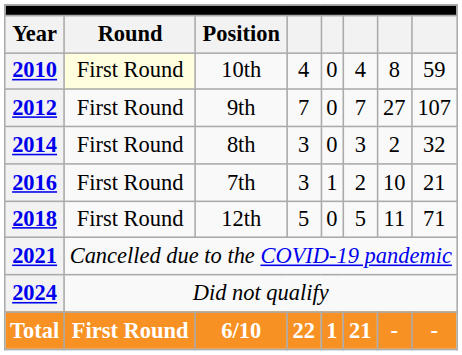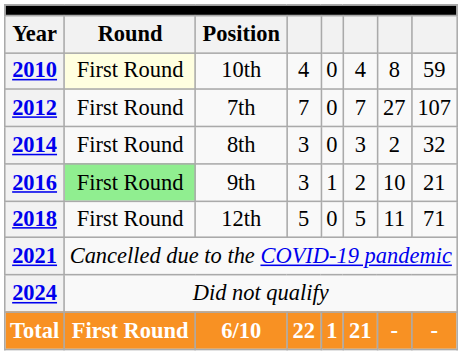(241, 108) 9th -> (241, 108) 7th
(130, 182) no background -> (130, 182) lightgreen background
(241, 182) 7th -> (241, 182) 9th
